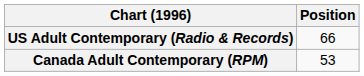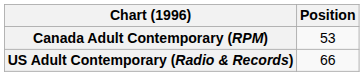rows swapped: (151, 60) <-> (151, 37)
